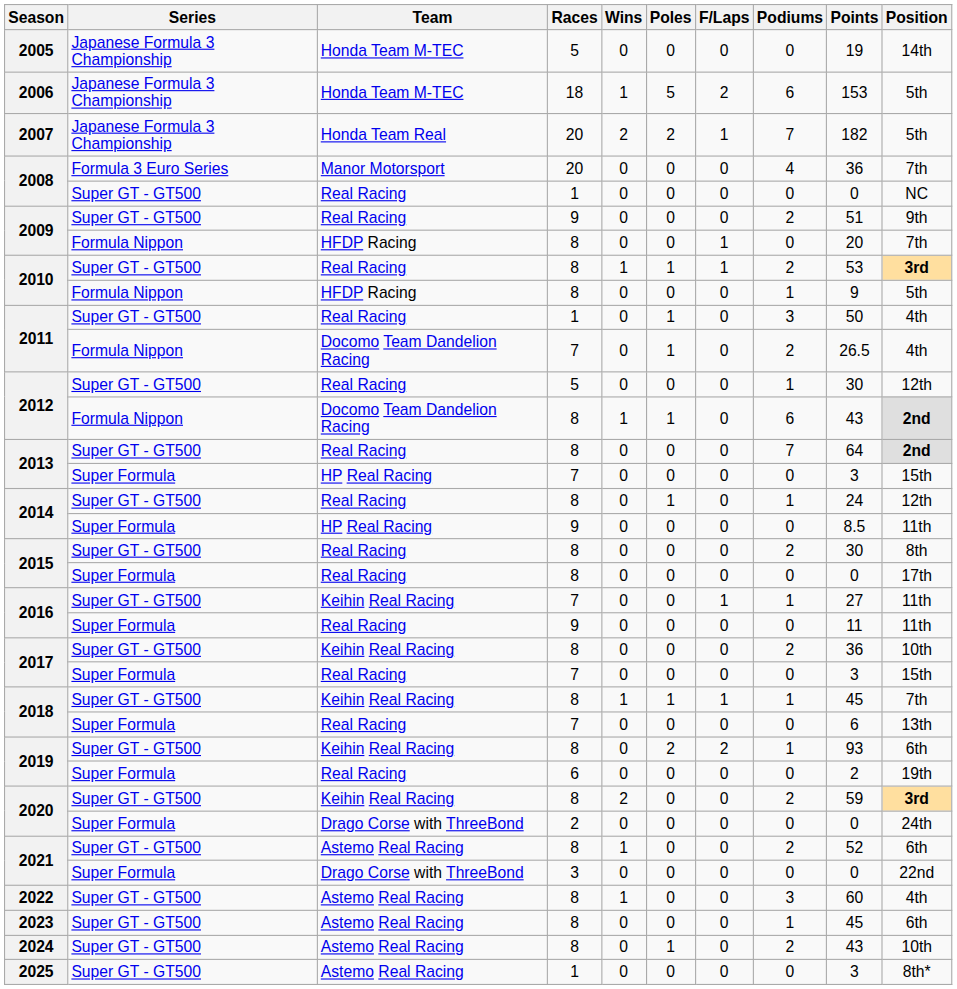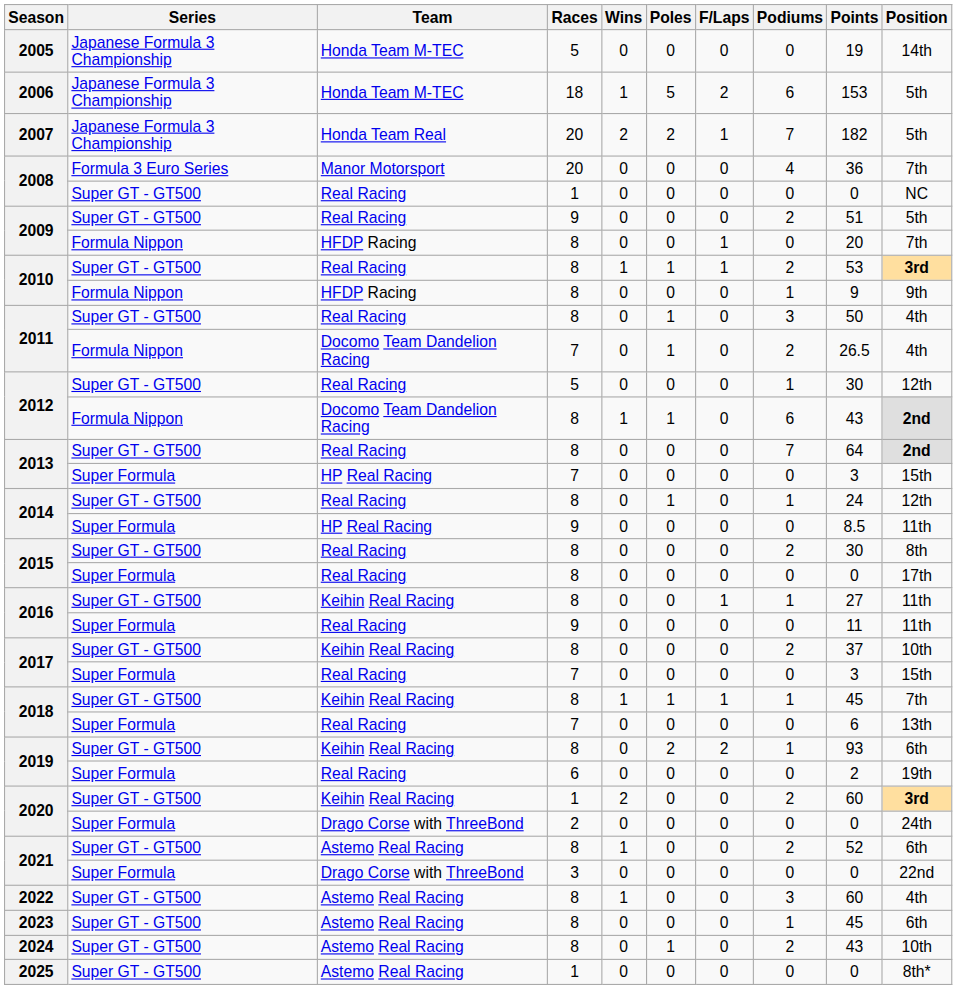(917, 218) 9th -> (917, 218) 5th
(917, 293) 5th -> (917, 293) 9th
(575, 318) 1 -> (575, 318) 8
(575, 600) 7 -> (575, 600) 8
(854, 650) 36 -> (854, 650) 37
(575, 799) 8 -> (575, 799) 1
(854, 799) 59 -> (854, 799) 60
(854, 972) 3 -> (854, 972) 0
